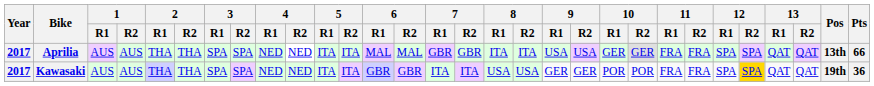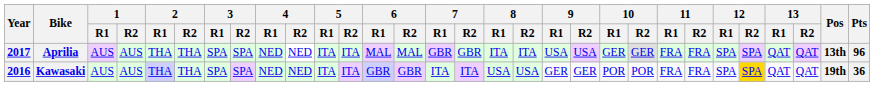(859, 52) 66 -> (859, 52) 96
(19, 72) 2017 -> (19, 72) 2016
